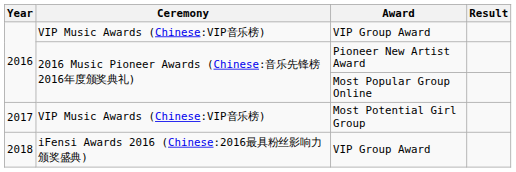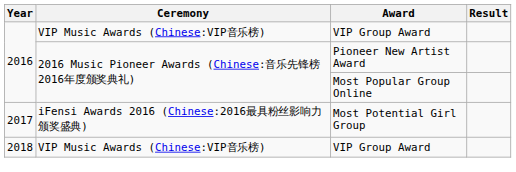(152, 117) VIP Music Awards (Chinese:VIP音乐榜) -> (180, 119) iFensi Awards 2016 (Chinese:2016最具粉丝影响力颁奖盛典)
(180, 149) iFensi Awards 2016 (Chinese:2016最具粉丝影响力颁奖盛典) -> (152, 147) VIP Music Awards (Chinese:VIP音乐榜)
